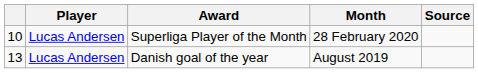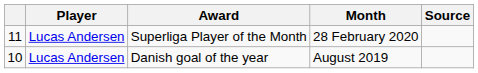(15, 36) 10 -> (15, 36) 11
(15, 58) 13 -> (15, 58) 10
